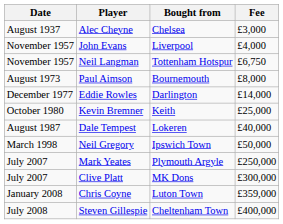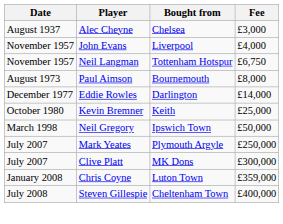- row: (107, 128)
